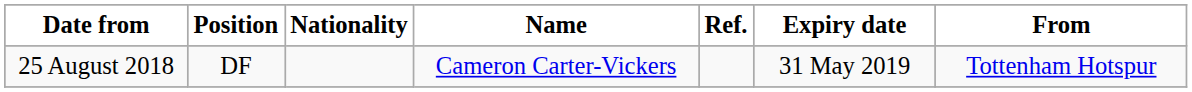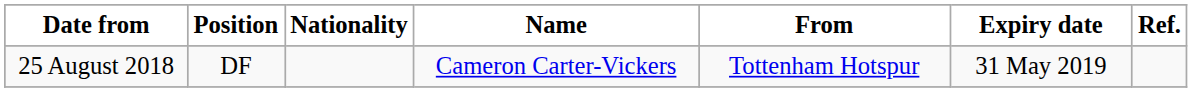columns swapped: (1061, 25) <-> (726, 25)
